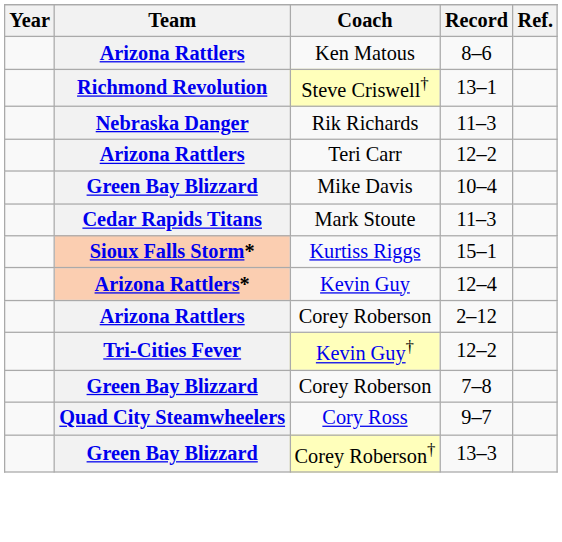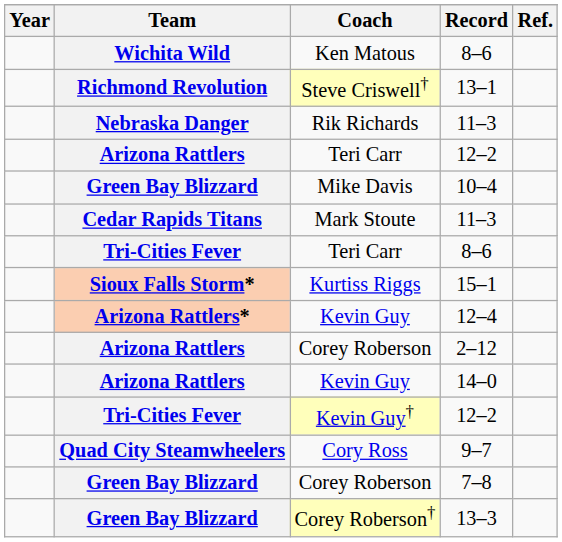(172, 52) Arizona Rattlers -> (172, 52) Wichita Wild
+ row: (365, 251)
+ row: (365, 380)
rows swapped: (365, 418) <-> (365, 386)
